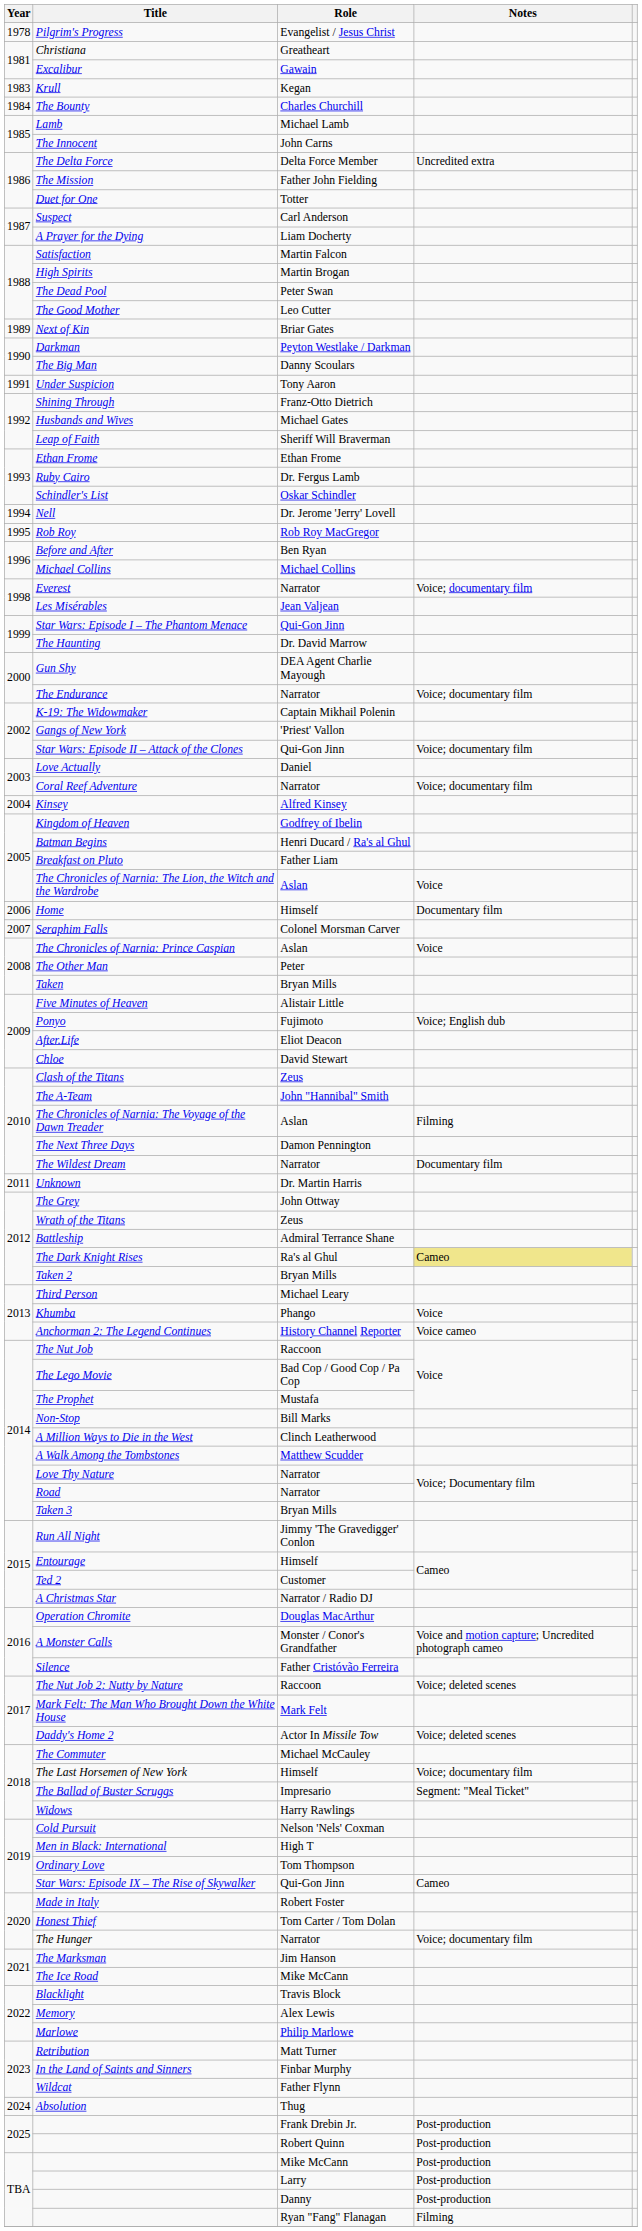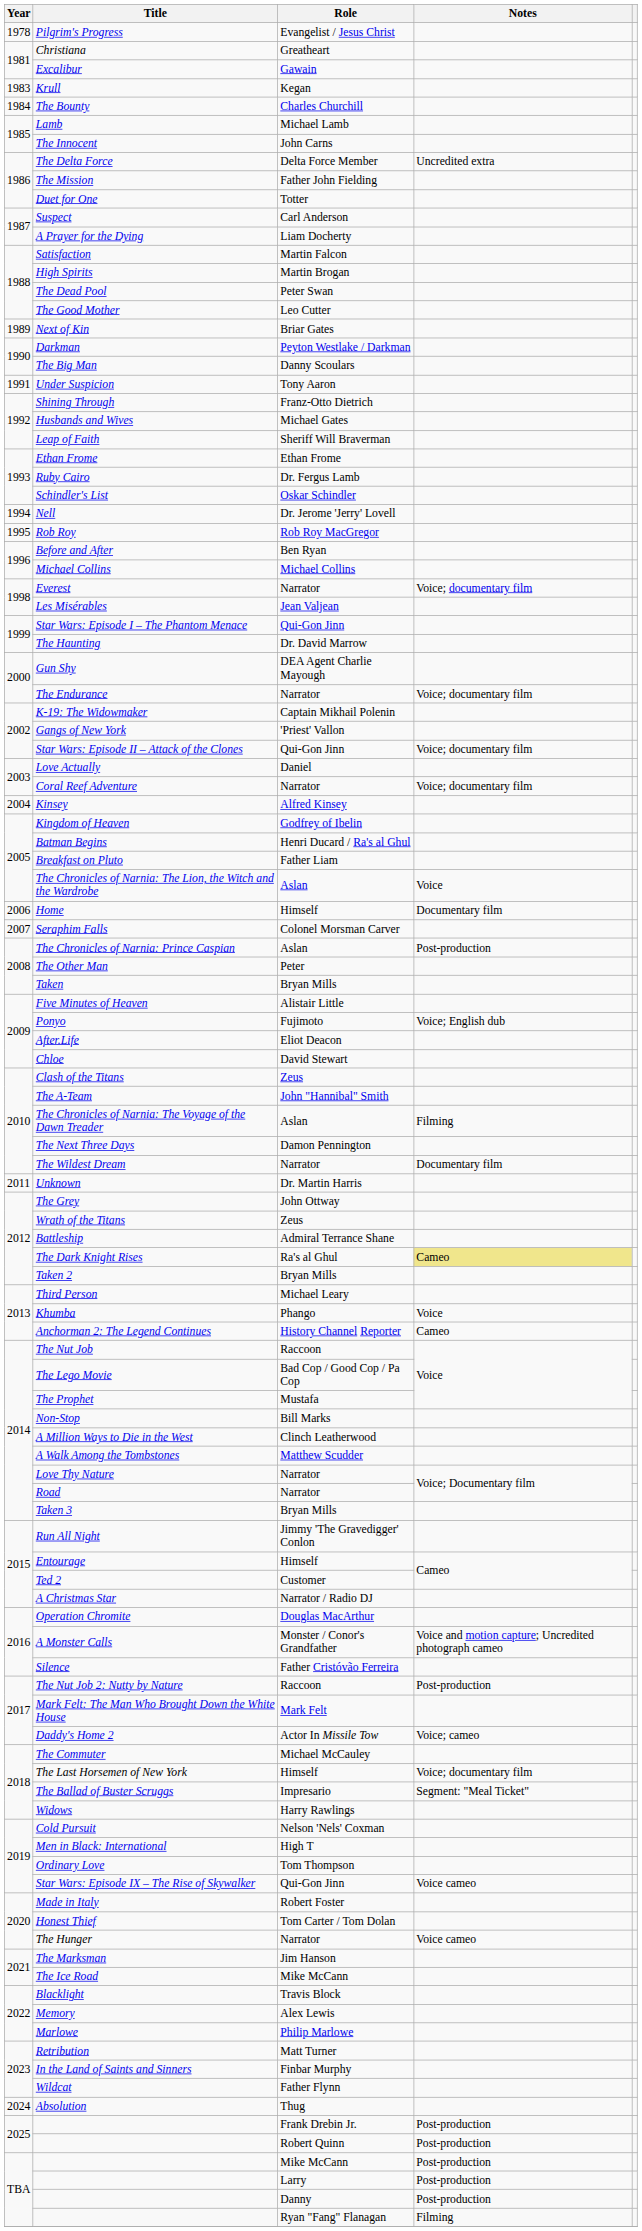(430, 947) Voice -> (454, 947) Post-production
(446, 1331) Voice cameo -> (433, 1331) Cameo
(466, 1685) Voice; deleted scenes -> (454, 1685) Post-production
(466, 1735) Voice; deleted scenes -> (448, 1735) Voice; cameo
(433, 1884) Cameo -> (446, 1884) Voice cameo
(474, 1939) Voice; documentary film -> (446, 1939) Voice cameo
